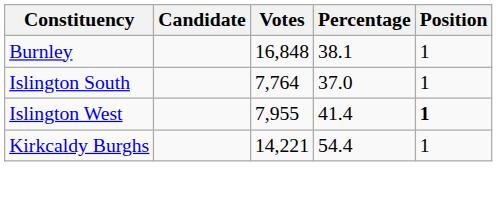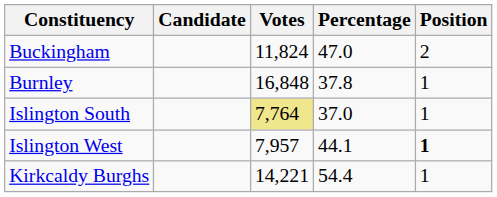+ row: (59, 51)
(335, 51) 38.1 -> (335, 82) 37.8
(277, 82) no background -> (277, 113) khaki background
(277, 113) 7,955 -> (277, 144) 7,957
(335, 113) 41.4 -> (335, 144) 44.1
